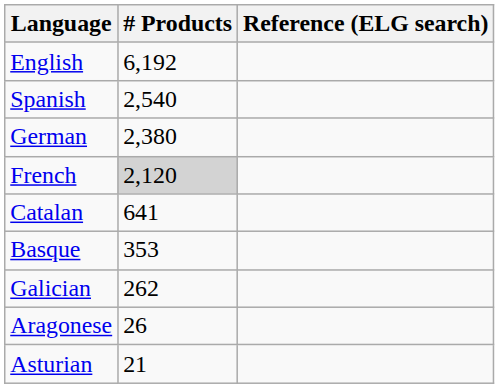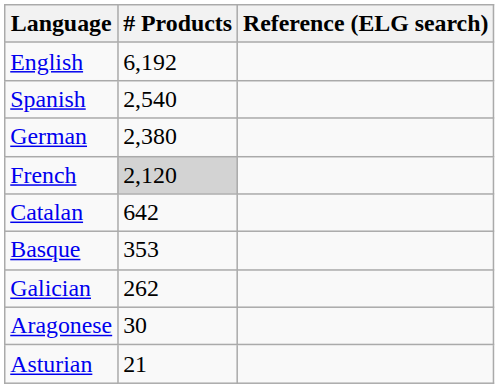(141, 212) 641 -> (141, 212) 642
(135, 325) 26 -> (135, 325) 30
